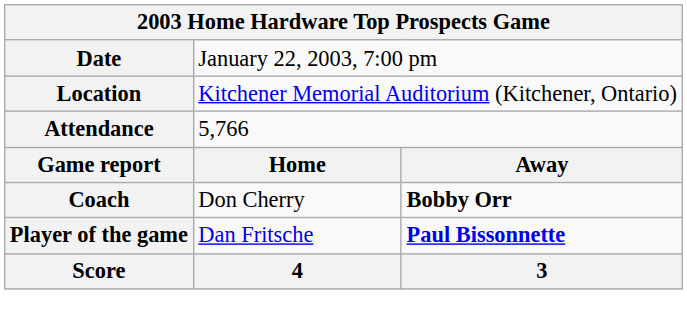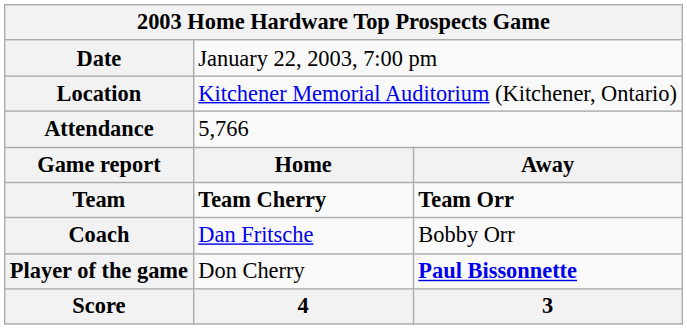+ row: (99, 199)
(251, 199) Don Cherry -> (256, 235) Dan Fritsche
(459, 199) bold -> (467, 235) normal
(256, 235) Dan Fritsche -> (251, 270) Don Cherry
